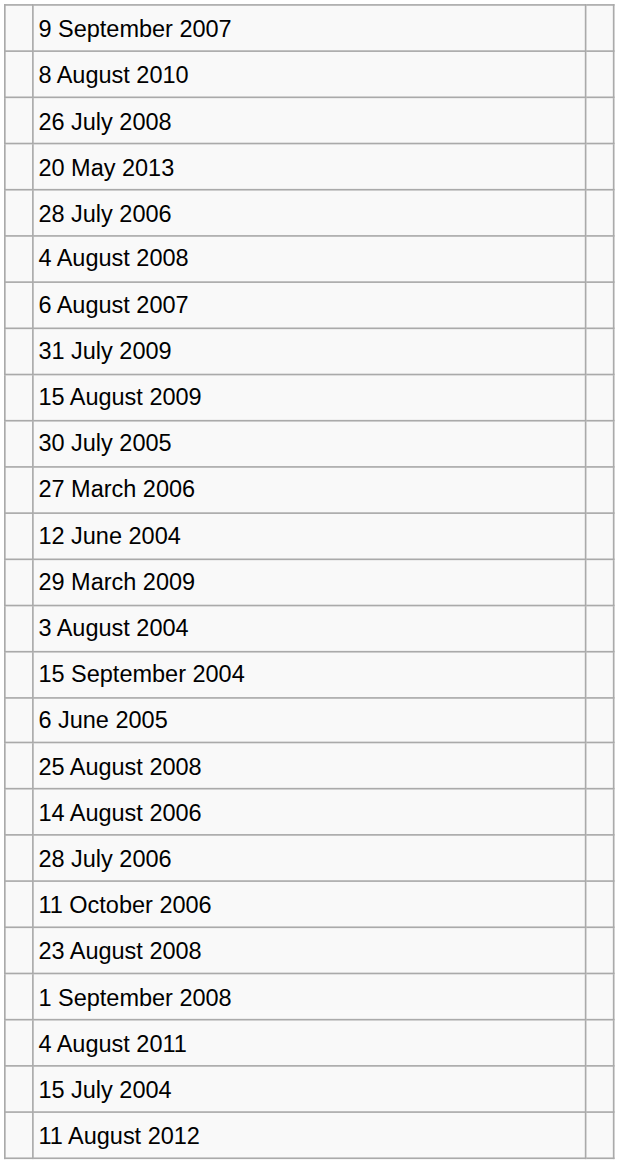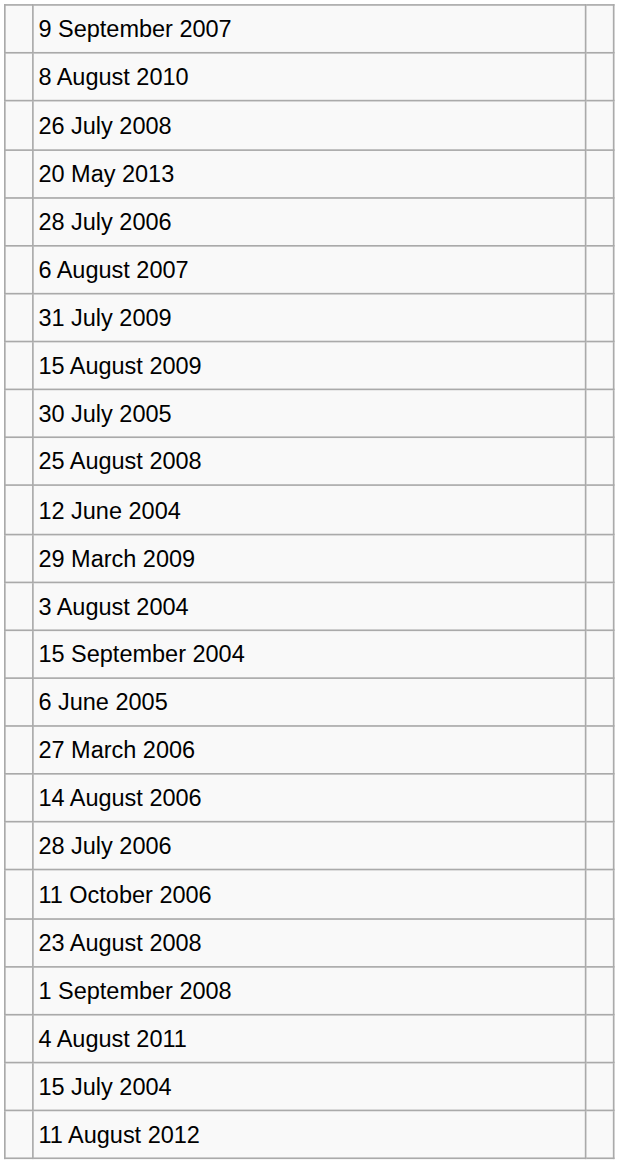- row: (19, 259)
rows swapped: (19, 766) <-> (19, 490)
